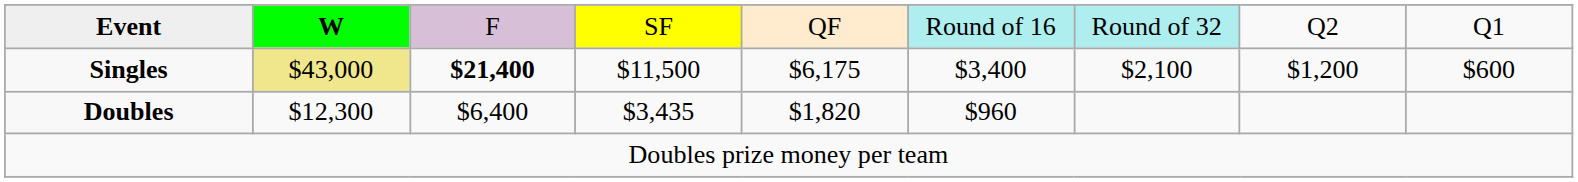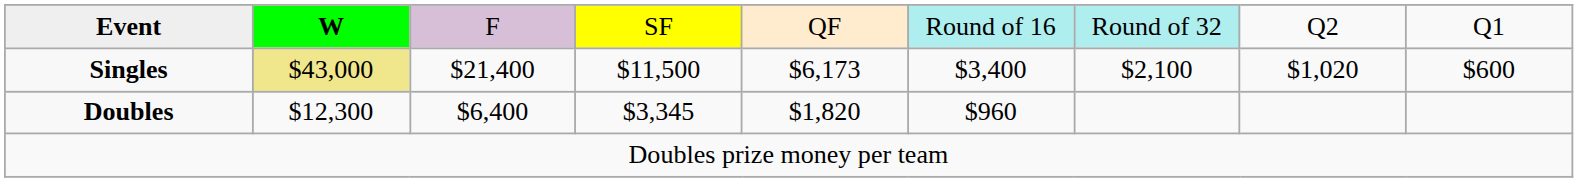(492, 69) bold -> (492, 69) normal
(825, 69) $6,175 -> (825, 69) $6,173
(1323, 69) $1,200 -> (1323, 69) $1,020
(659, 112) $3,435 -> (659, 112) $3,345
